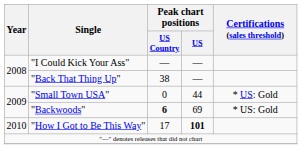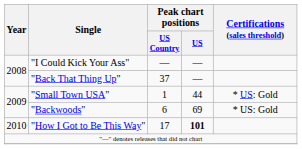(165, 78) 38 -> (165, 78) 37
(165, 94) 0 -> (165, 94) 1
(165, 110) bold -> (165, 110) normal
